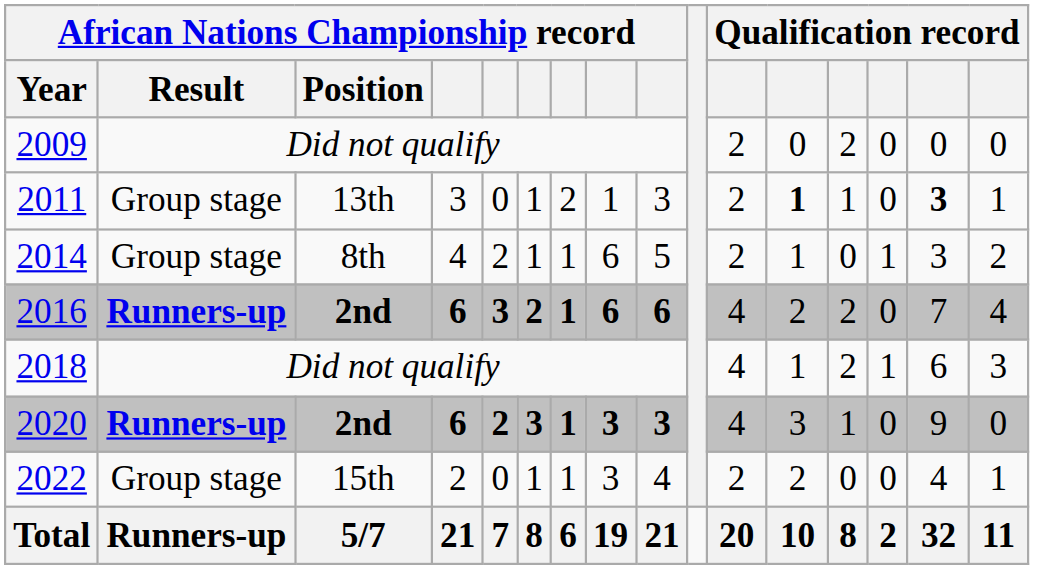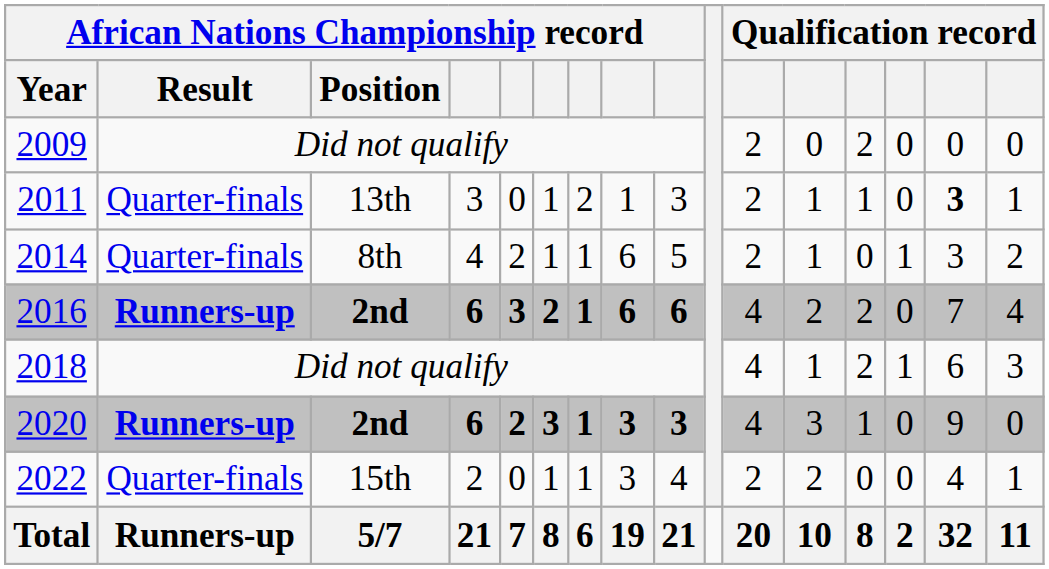(196, 199) Group stage -> (205, 199) Quarter-finals
(798, 199) bold -> (814, 199) normal
(196, 255) Group stage -> (205, 255) Quarter-finals
(196, 479) Group stage -> (205, 479) Quarter-finals
